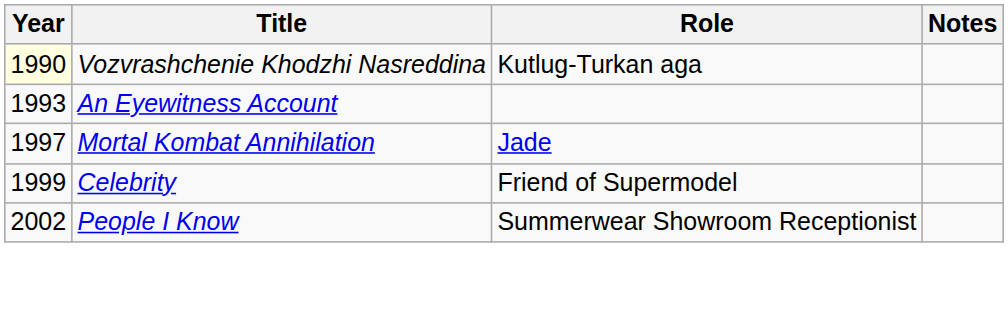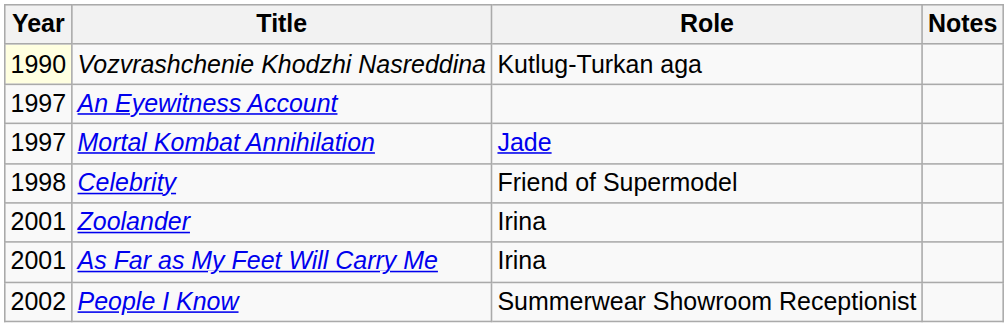(38, 103) 1993 -> (38, 103) 1997
(38, 182) 1999 -> (38, 182) 1998
+ row: (134, 222)
+ row: (258, 261)
